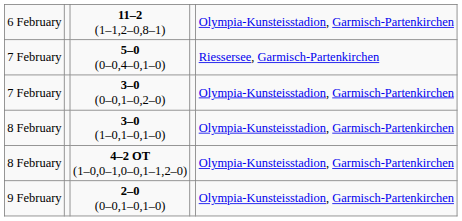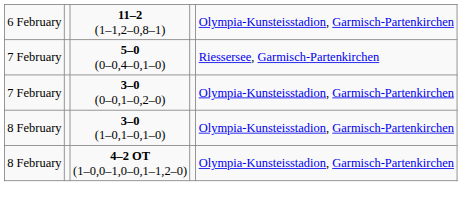- row: (130, 198)
